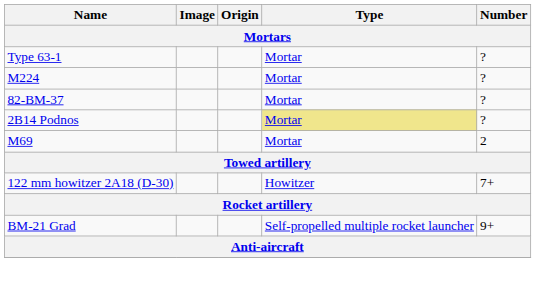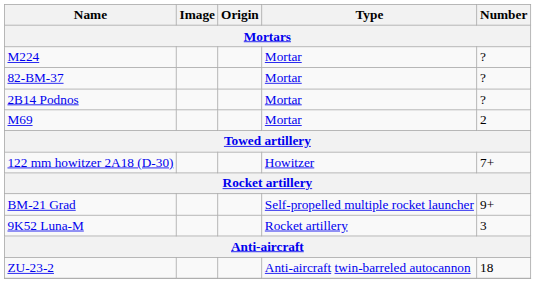- row: (34, 57)
(283, 120) khaki background -> (283, 99) no background
+ row: (46, 225)
+ row: (31, 267)
